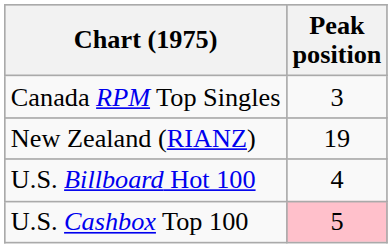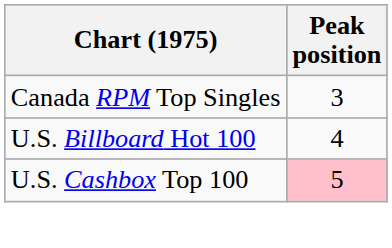- row: (133, 138)
